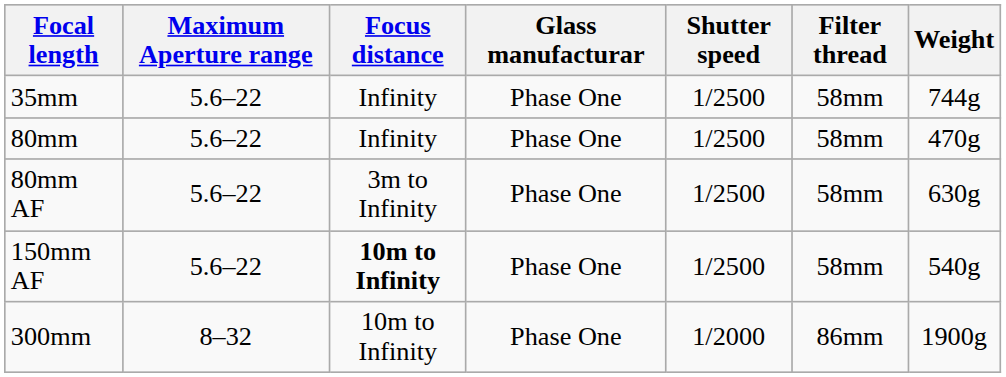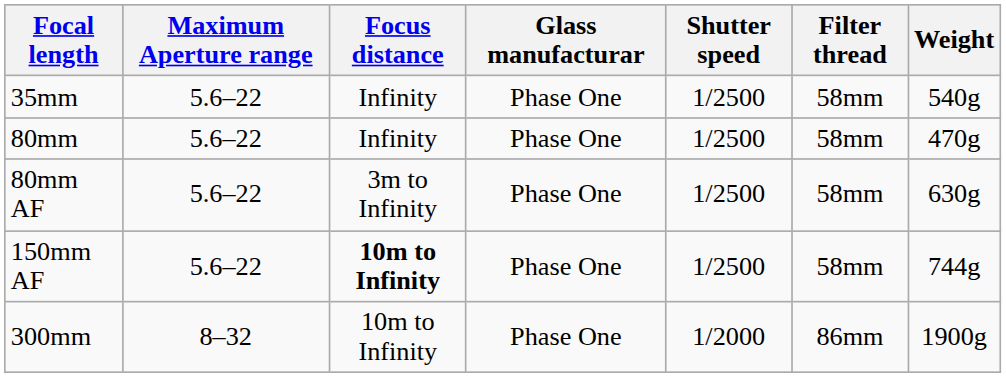(954, 96) 744g -> (954, 96) 540g
(954, 265) 540g -> (954, 265) 744g
